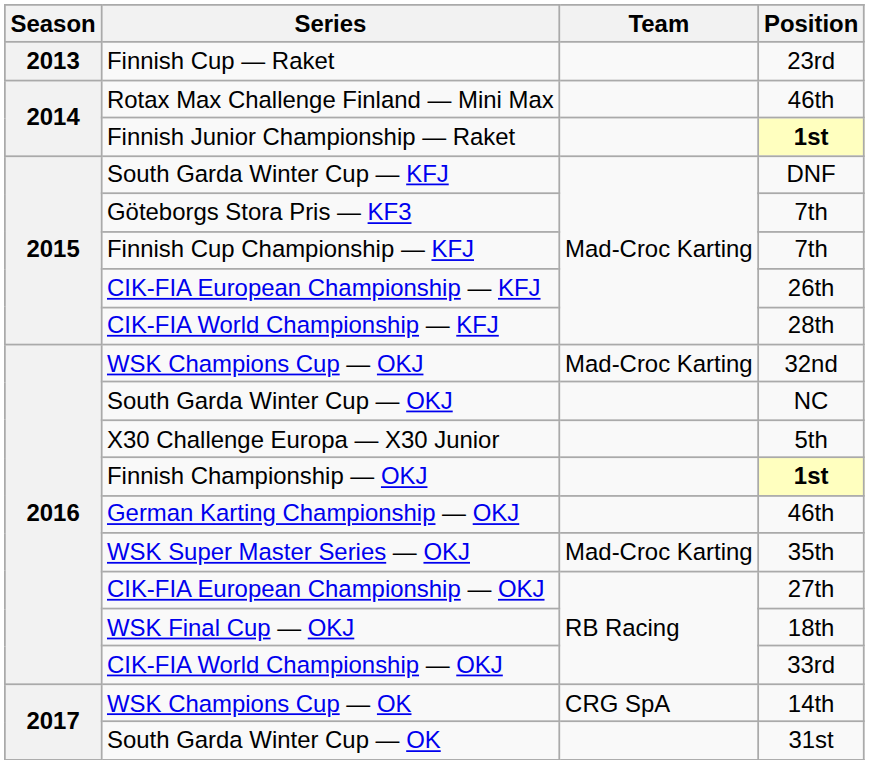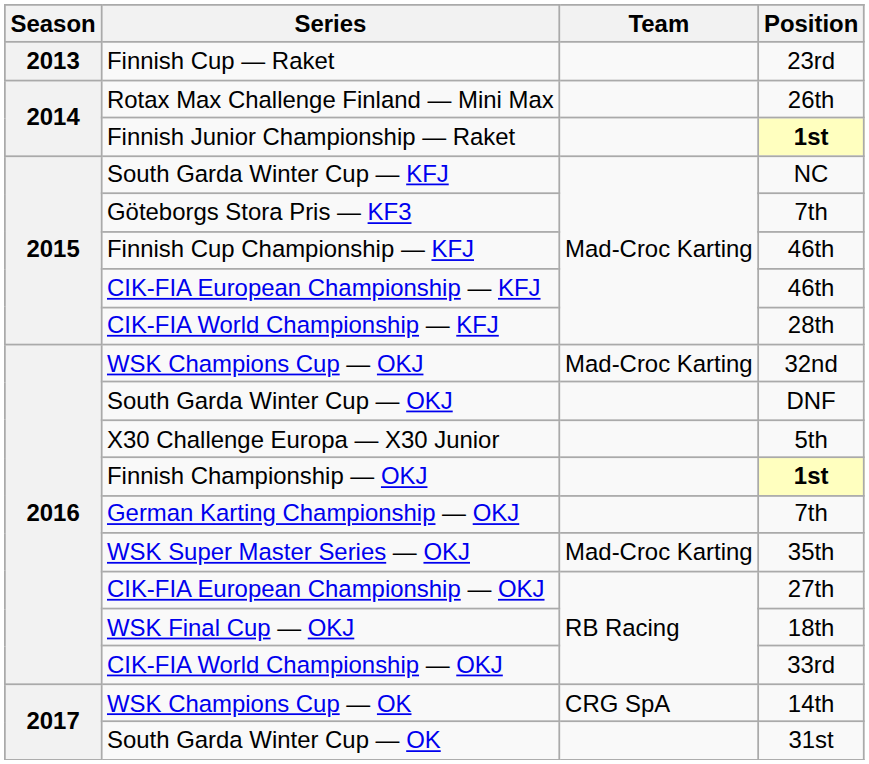(811, 99) 46th -> (811, 99) 26th
(811, 174) DNF -> (811, 174) NC
(811, 250) 7th -> (811, 250) 46th
(811, 287) 26th -> (811, 287) 46th
(811, 401) NC -> (811, 401) DNF
(811, 514) 46th -> (811, 514) 7th
